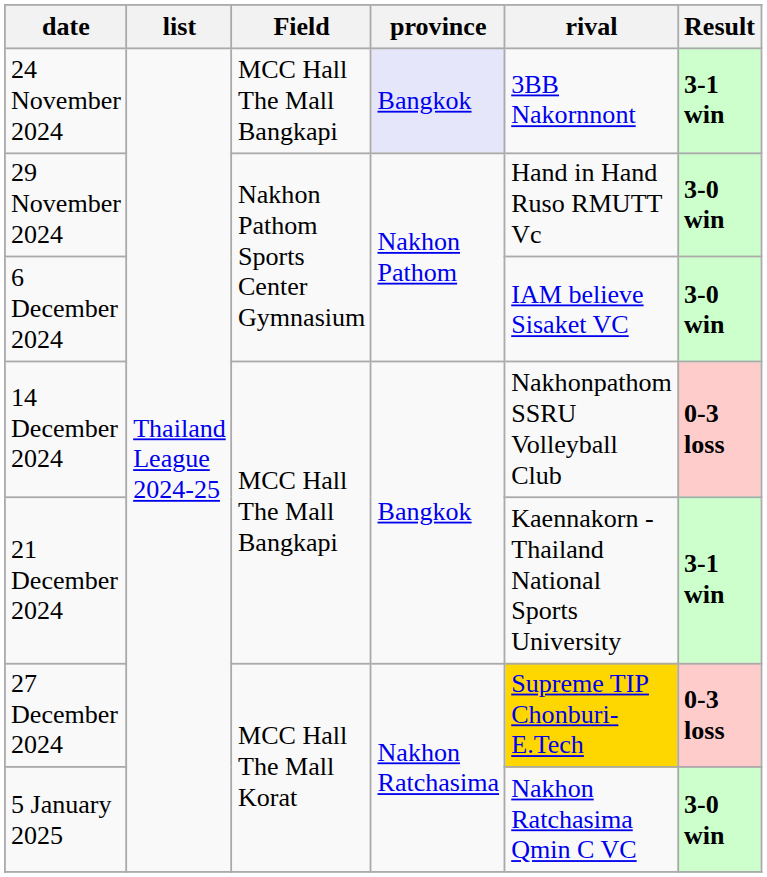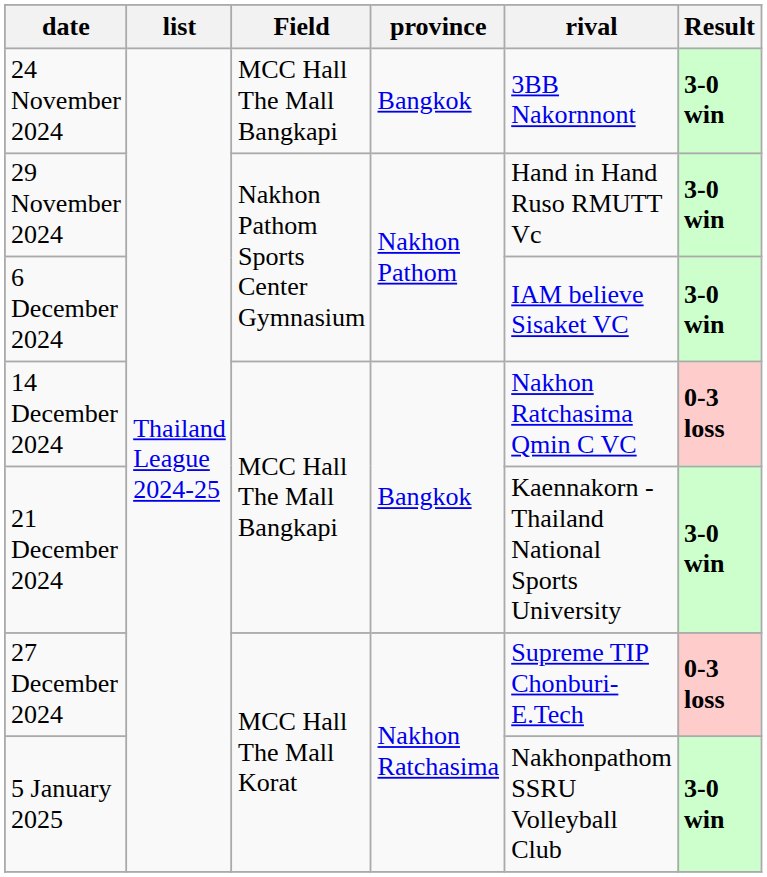(425, 100) lavender background -> (425, 100) no background
(704, 100) 3-1 win -> (704, 100) 3-0 win
(592, 429) Nakhonpathom SSRU Volleyball Club -> (574, 413) Nakhon Ratchasima Qmin C VC
(704, 579) 3-1 win -> (704, 549) 3-0 win
(580, 715) gold background -> (580, 684) no background
(574, 819) Nakhon Ratchasima Qmin C VC -> (592, 804) Nakhonpathom SSRU Volleyball Club
